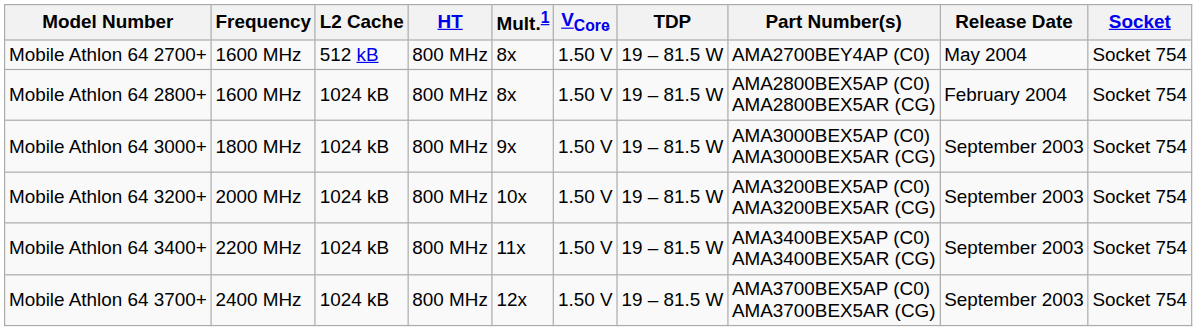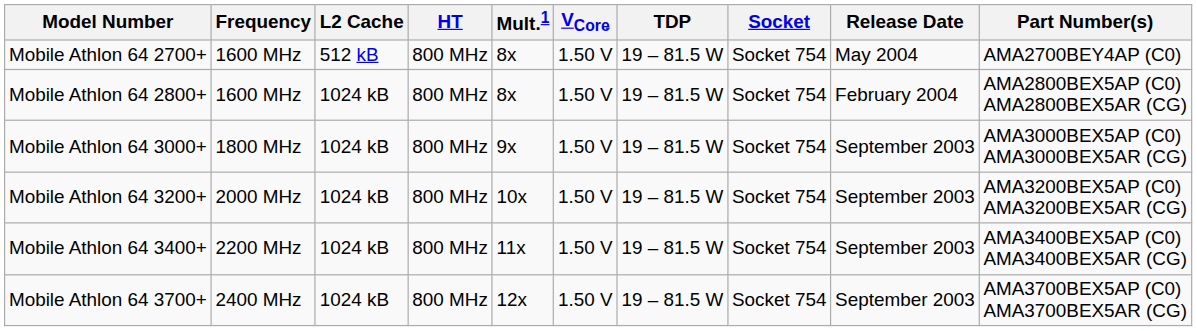columns swapped: (1140, 22) <-> (834, 22)
